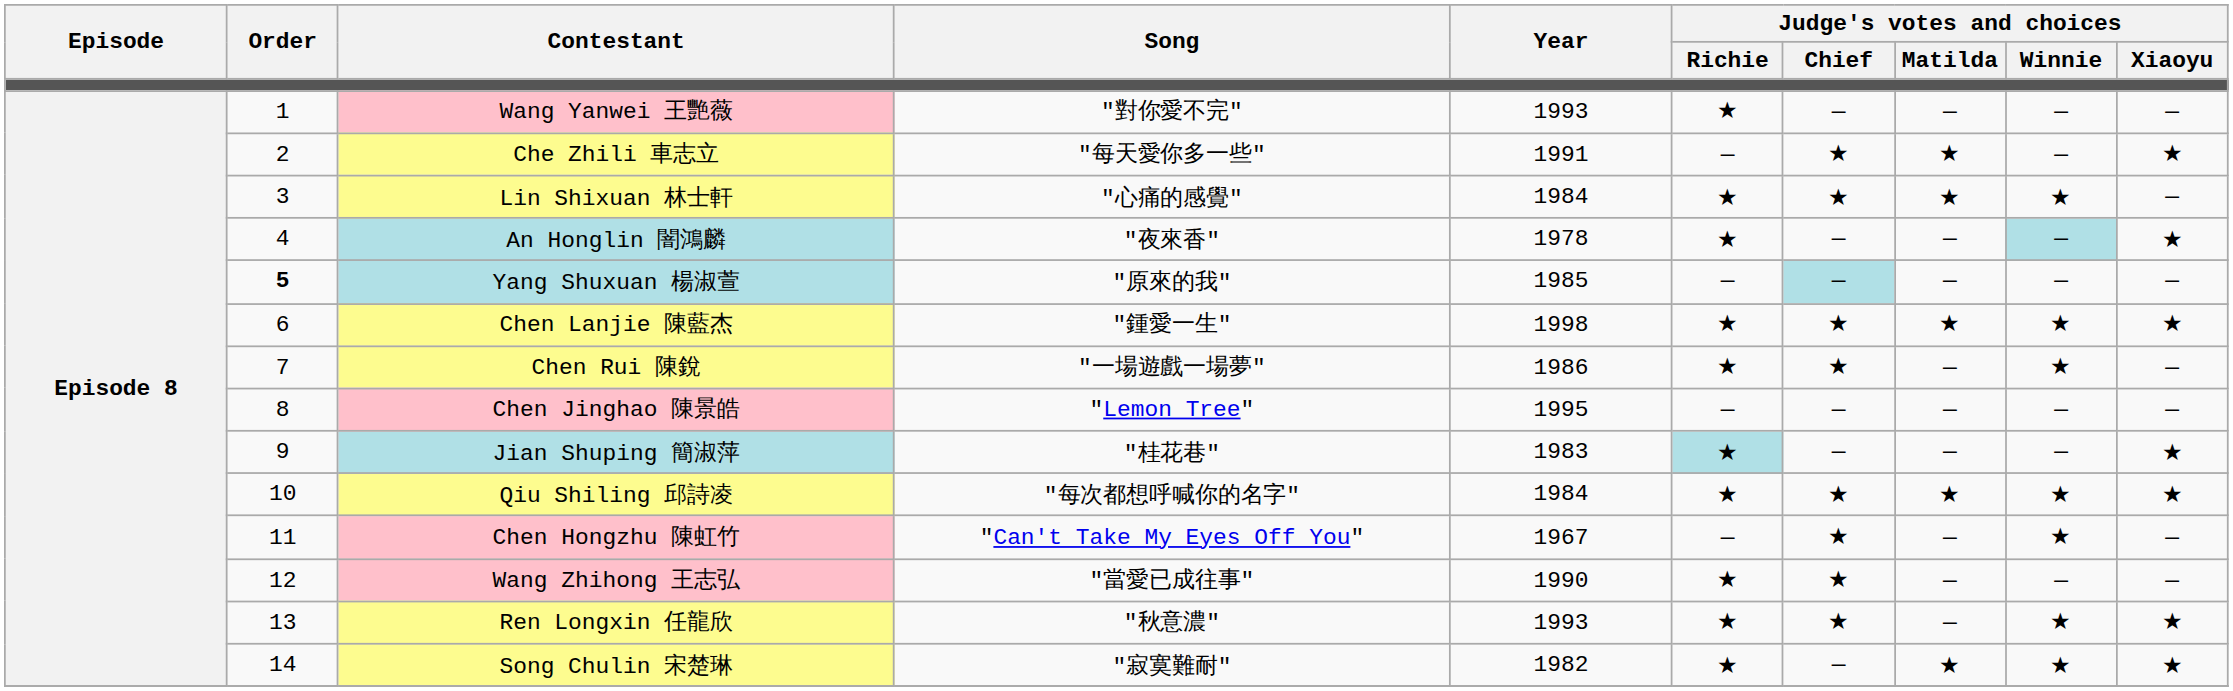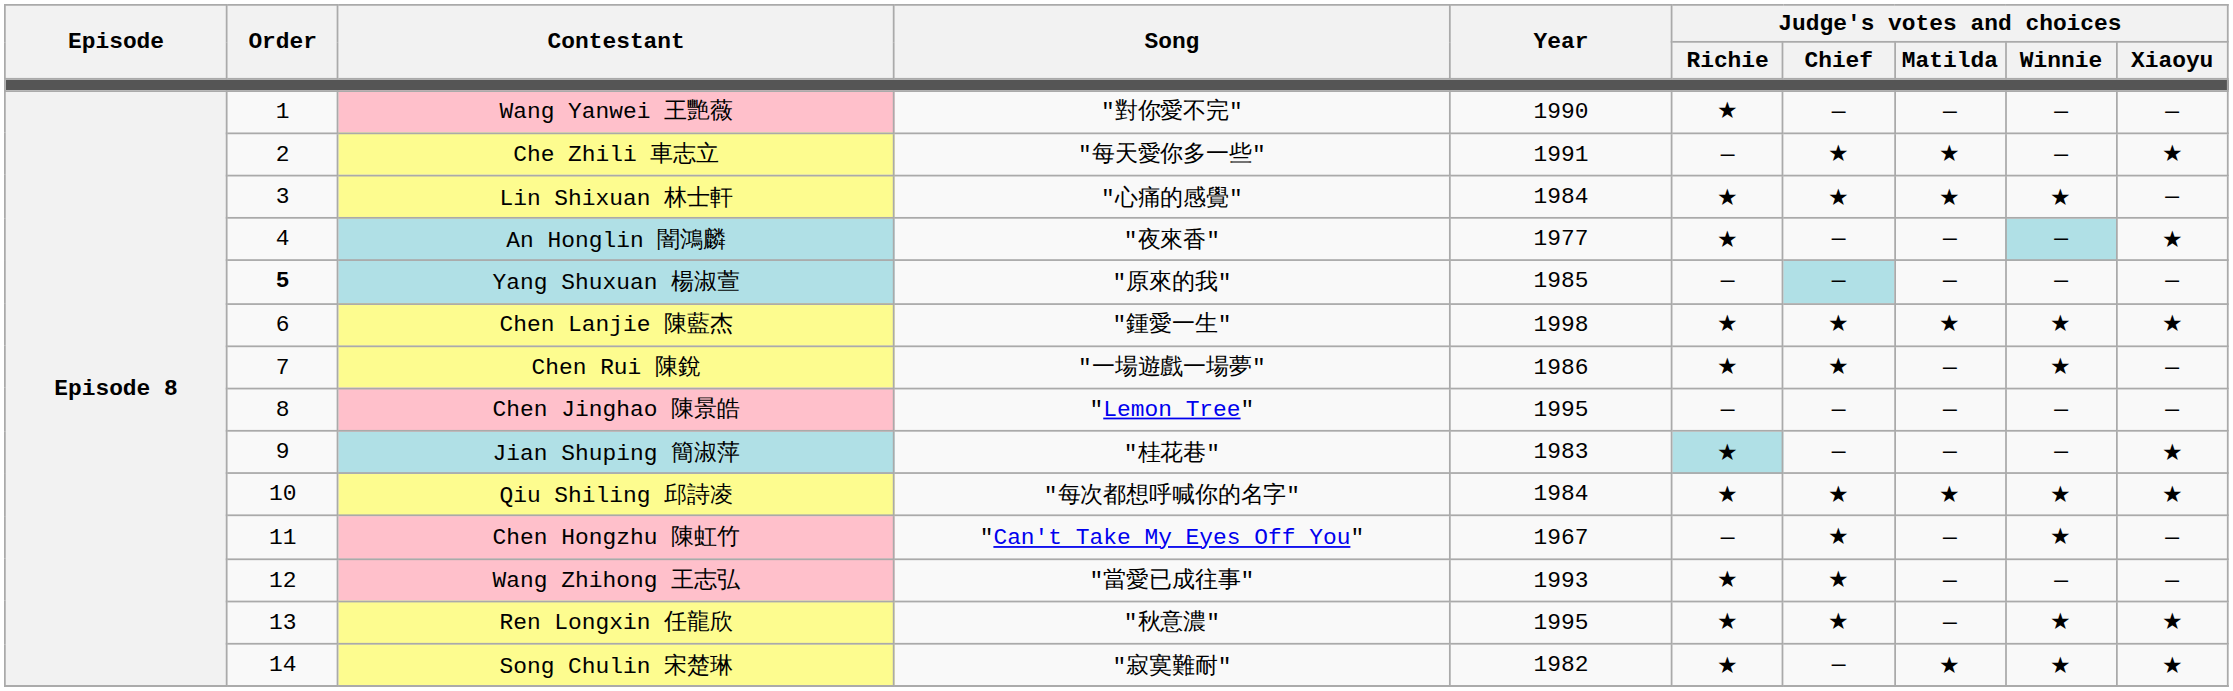(1561, 112) 1993 -> (1561, 112) 1990
(1561, 239) 1978 -> (1561, 239) 1977
(1561, 580) 1990 -> (1561, 580) 1993
(1561, 622) 1993 -> (1561, 622) 1995
